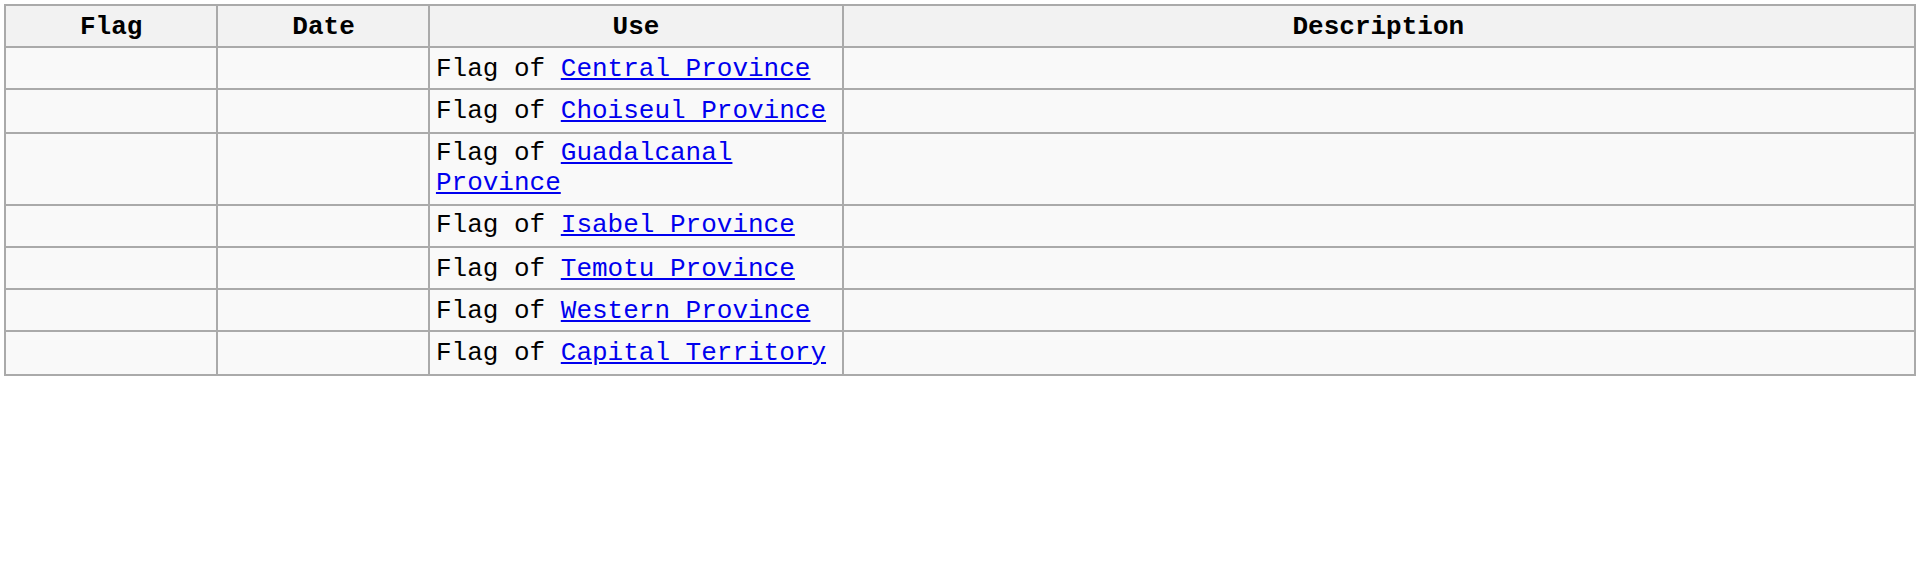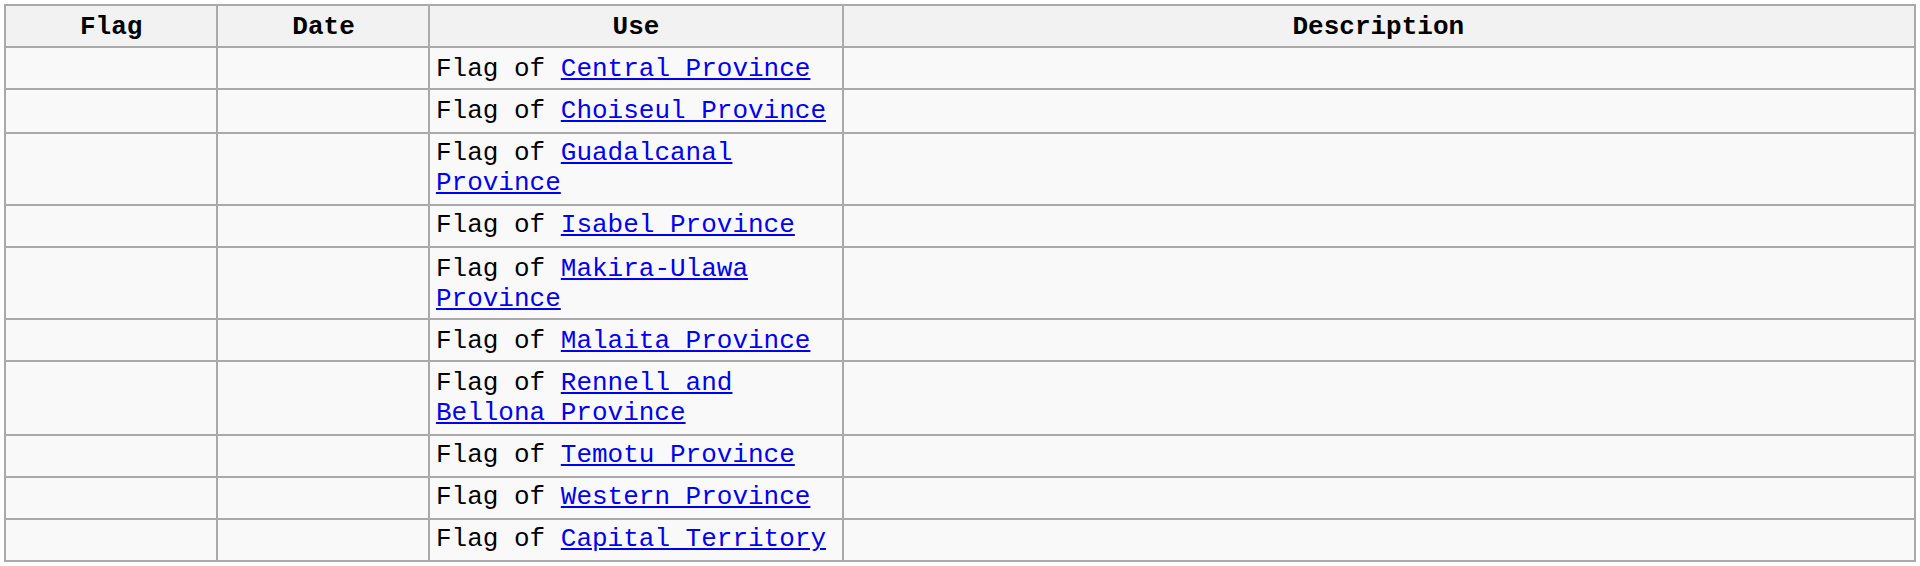+ row: (592, 283)
+ row: (623, 340)
+ row: (584, 398)
